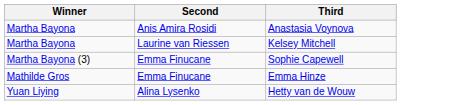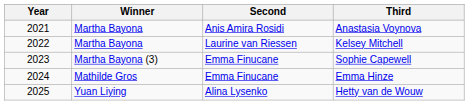+ column: (38, 12)
